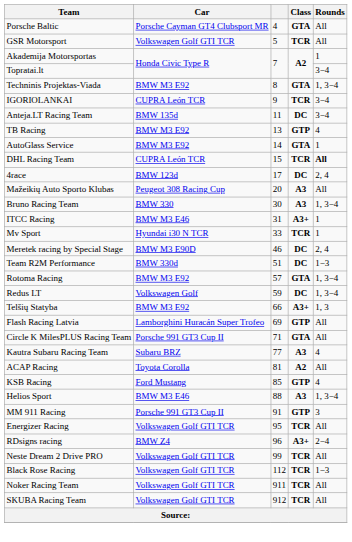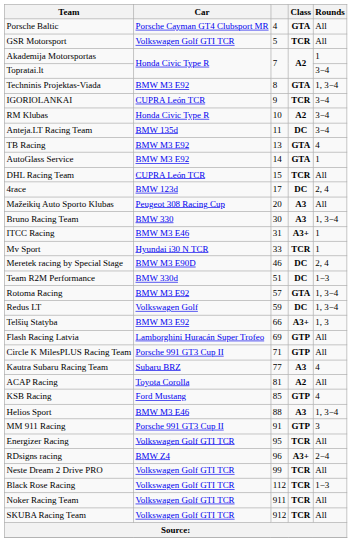+ row: (27, 115)
(301, 129) GTP -> (301, 144) GTA
(321, 159) bold -> (321, 174) normal
(301, 337) GTA -> (301, 352) GTP
